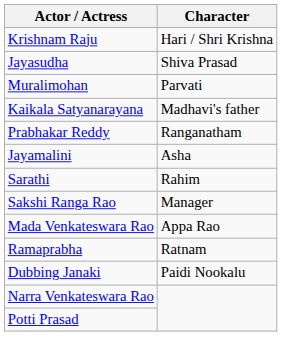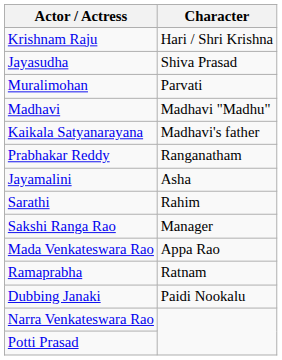+ row: (34, 109)
